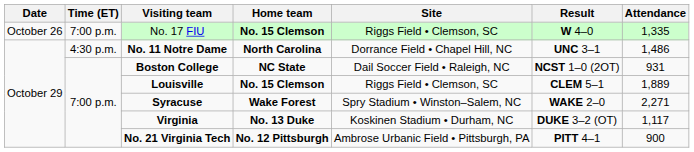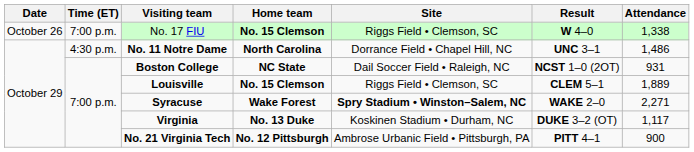(655, 31) 1,335 -> (655, 31) 1,338
(432, 102) normal -> (432, 102) bold
